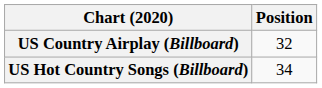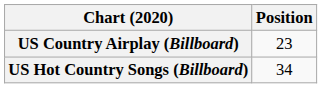(284, 43) 32 -> (284, 43) 23
